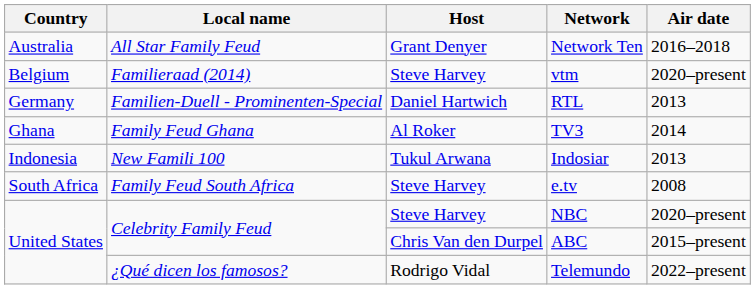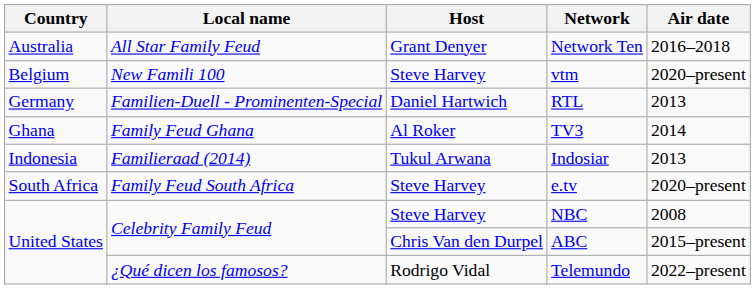(181, 74) Familieraad (2014) -> (168, 74) New Famili 100
(168, 158) New Famili 100 -> (181, 158) Familieraad (2014)
(669, 185) 2008 -> (698, 185) 2020–present
(698, 213) 2020–present -> (669, 213) 2008
